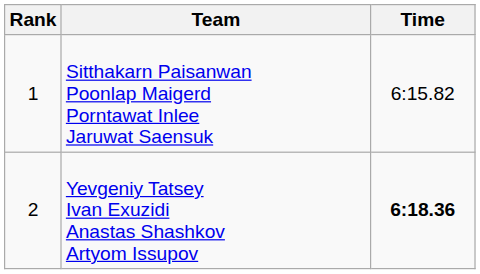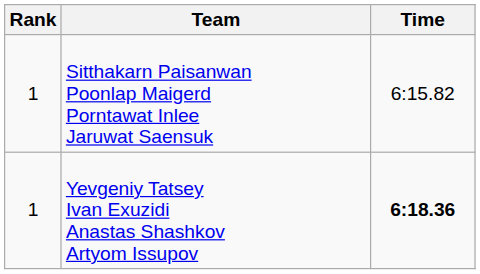(33, 210) 2 -> (33, 210) 1
